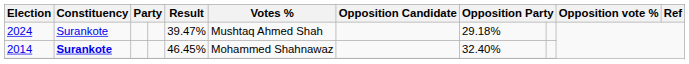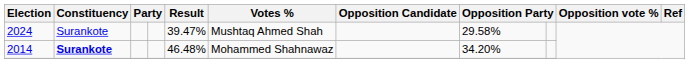(481, 31) 29.18% -> (481, 31) 29.58%
(187, 49) 46.45% -> (187, 49) 46.48%
(481, 49) 32.40% -> (481, 49) 34.20%
